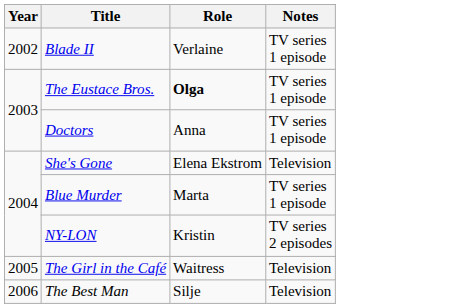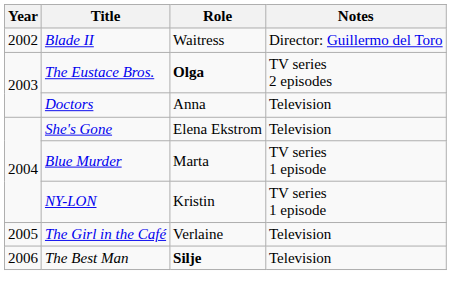(198, 48) Verlaine -> (199, 40) Waitress
(298, 48) TV series 1 episode -> (356, 40) Director: Guillermo del Toro
(298, 89) TV series 1 episode -> (300, 72) TV series 2 episodes
(298, 130) TV series 1 episode -> (300, 104) Television
(300, 235) TV series 2 episodes -> (298, 201) TV series 1 episode
(199, 267) Waitress -> (198, 234) Verlaine
(187, 291) normal -> (187, 258) bold
